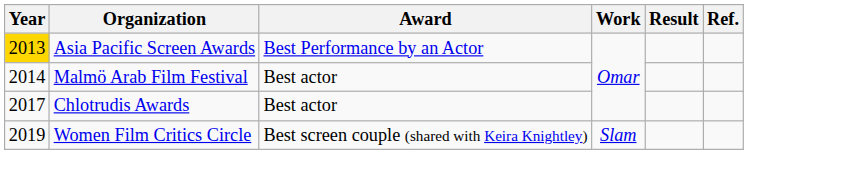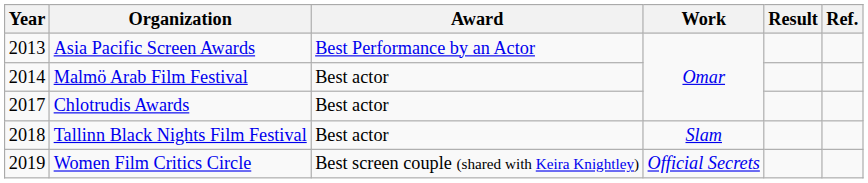(27, 47) gold background -> (27, 47) no background
+ row: (180, 134)
(618, 134) Slam -> (704, 163) Official Secrets
